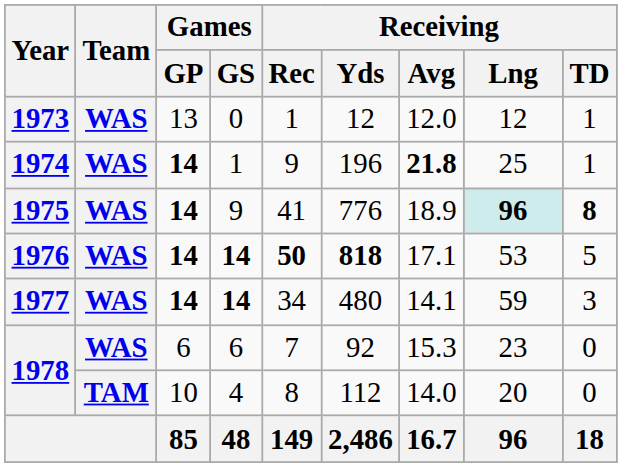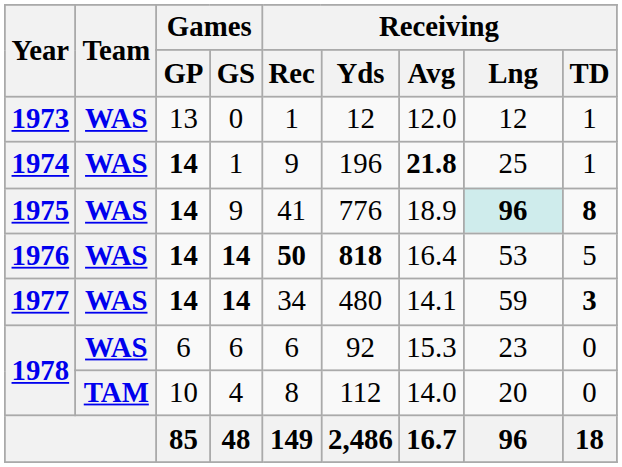(431, 255) 17.1 -> (431, 255) 16.4
(589, 301) normal -> (589, 301) bold
(292, 347) 7 -> (292, 347) 6
